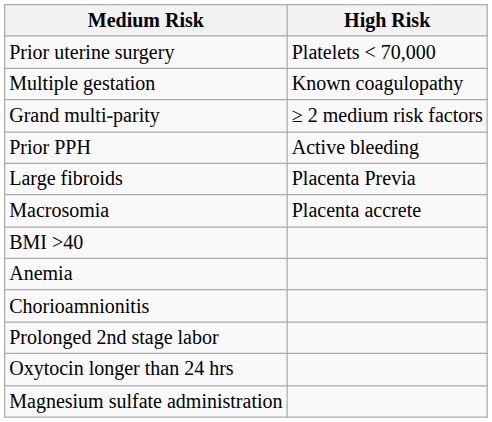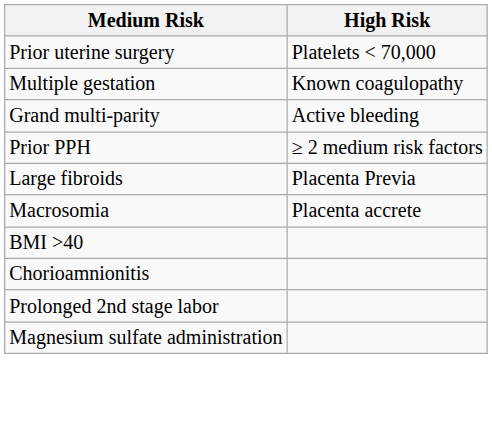(387, 115) ≥ 2 medium risk factors -> (355, 115) Active bleeding
(355, 147) Active bleeding -> (387, 147) ≥ 2 medium risk factors
- row: (41, 274)
- row: (121, 369)
